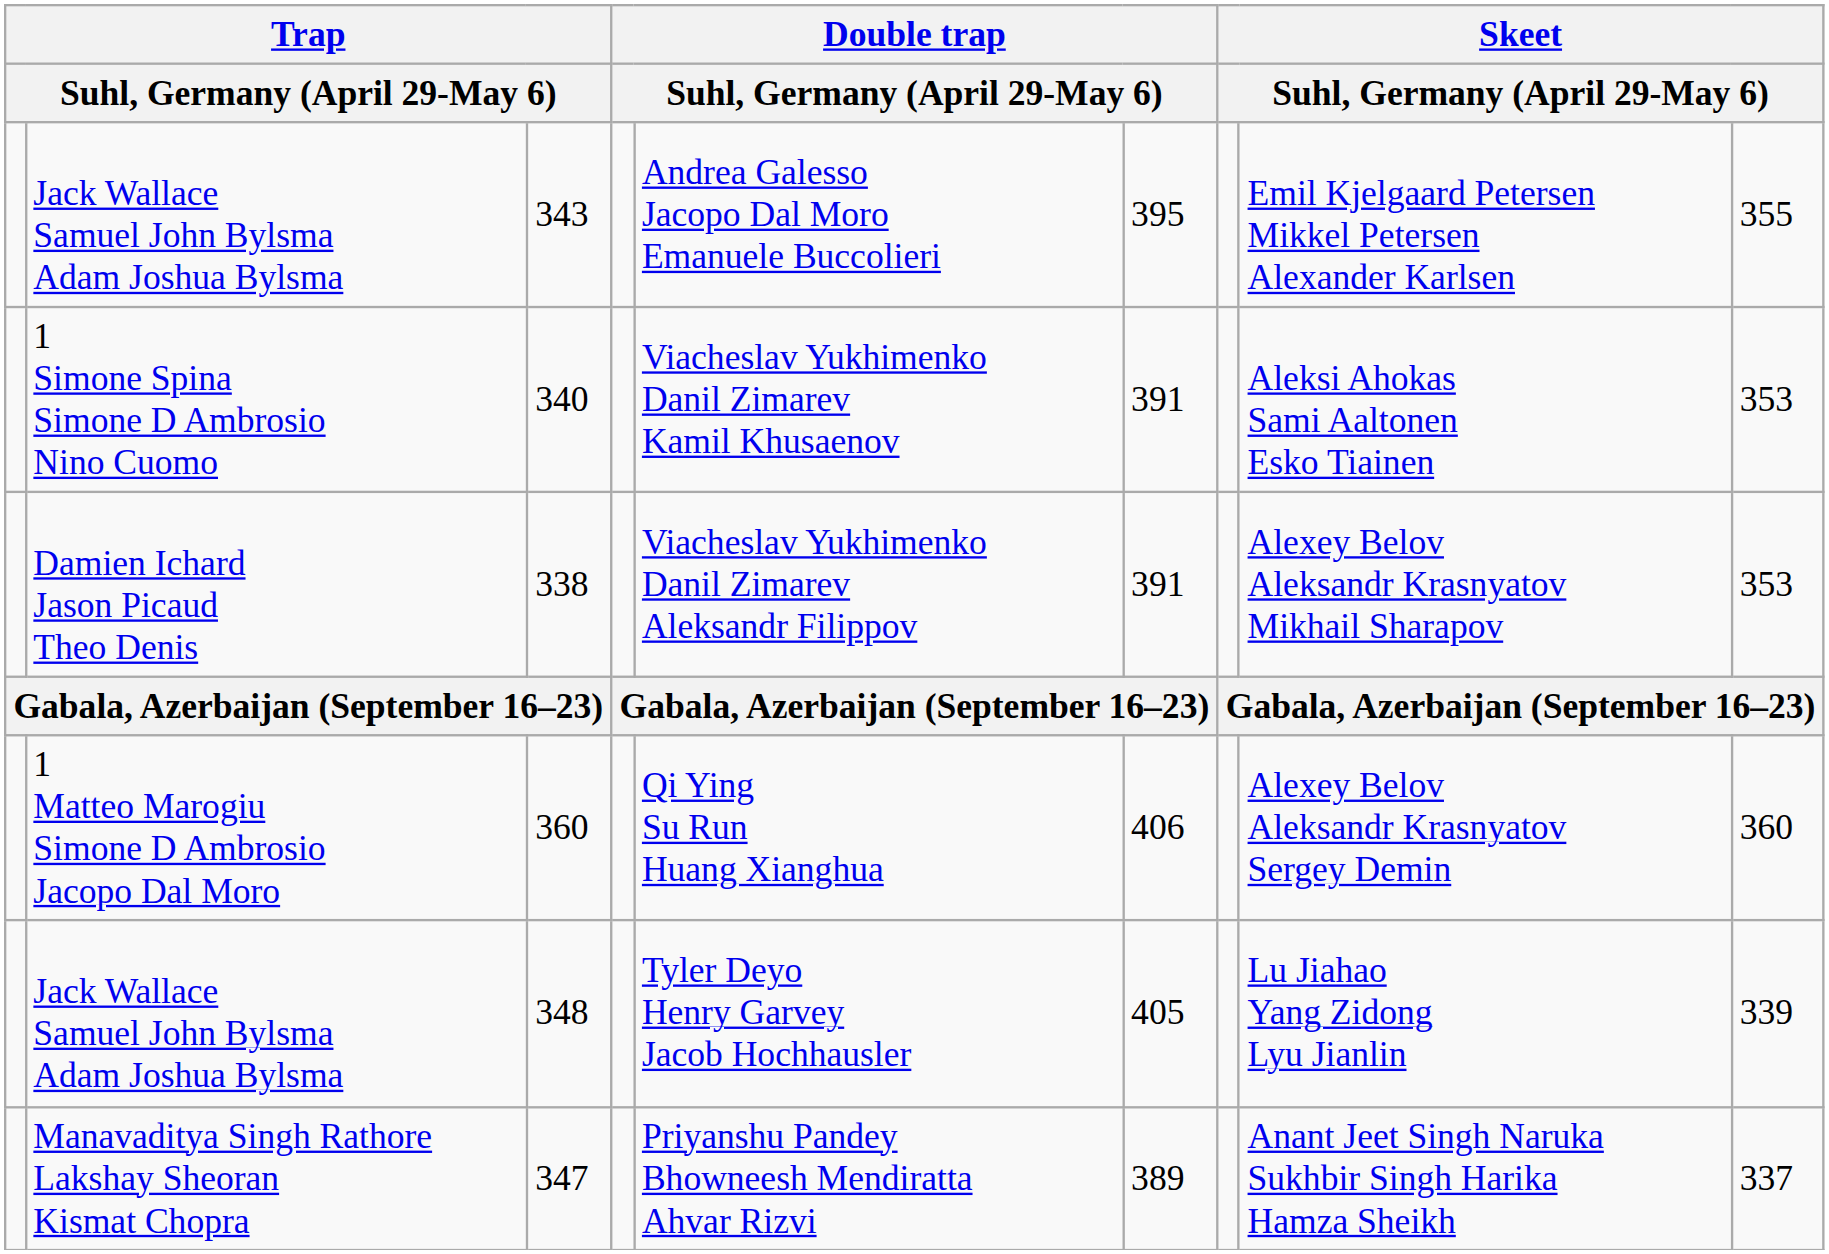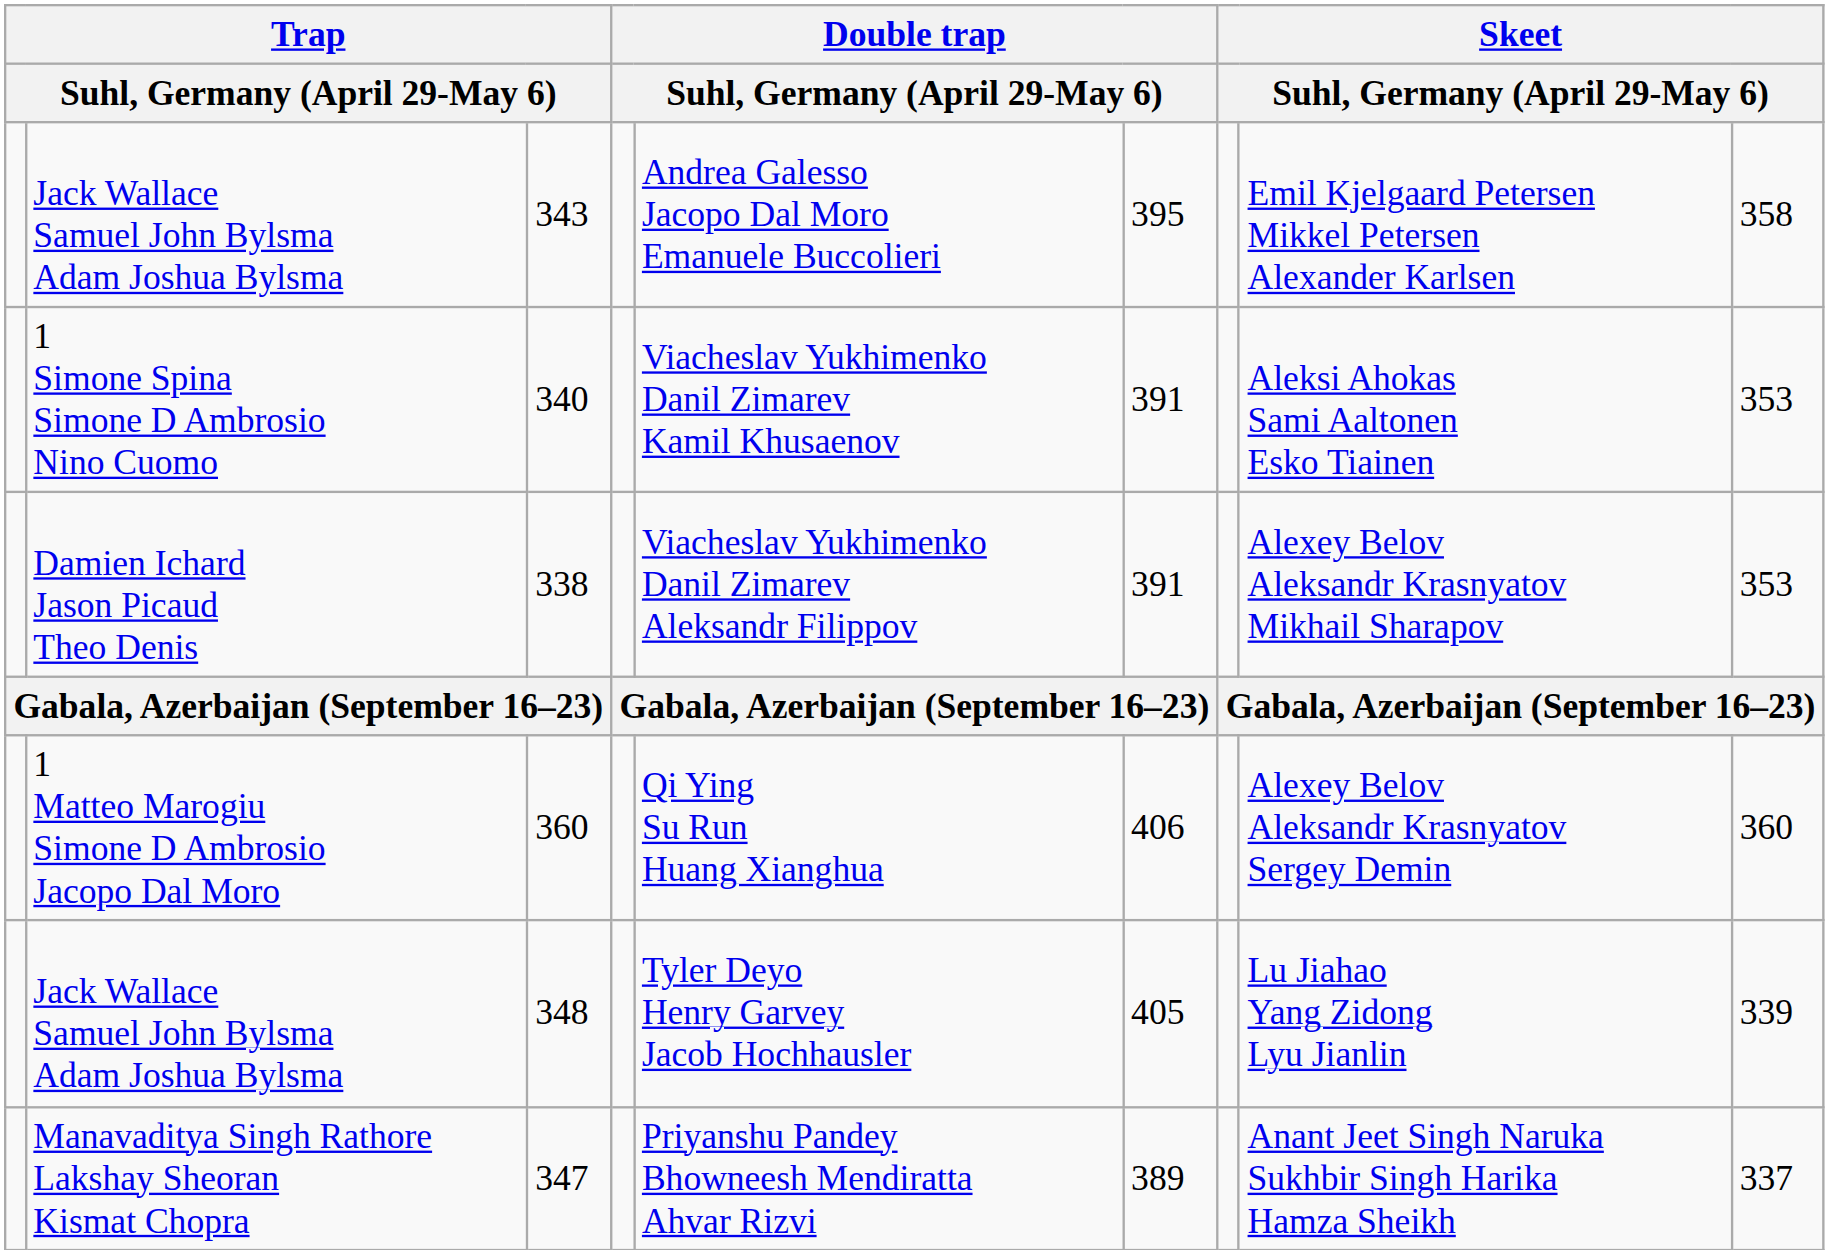(1766, 214) 355 -> (1766, 214) 358
